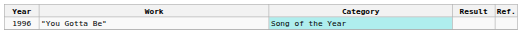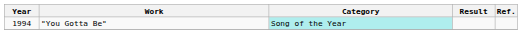(22, 23) 1996 -> (22, 23) 1994
